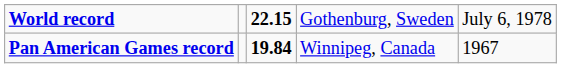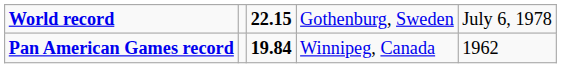(480, 47) 1967 -> (480, 47) 1962
